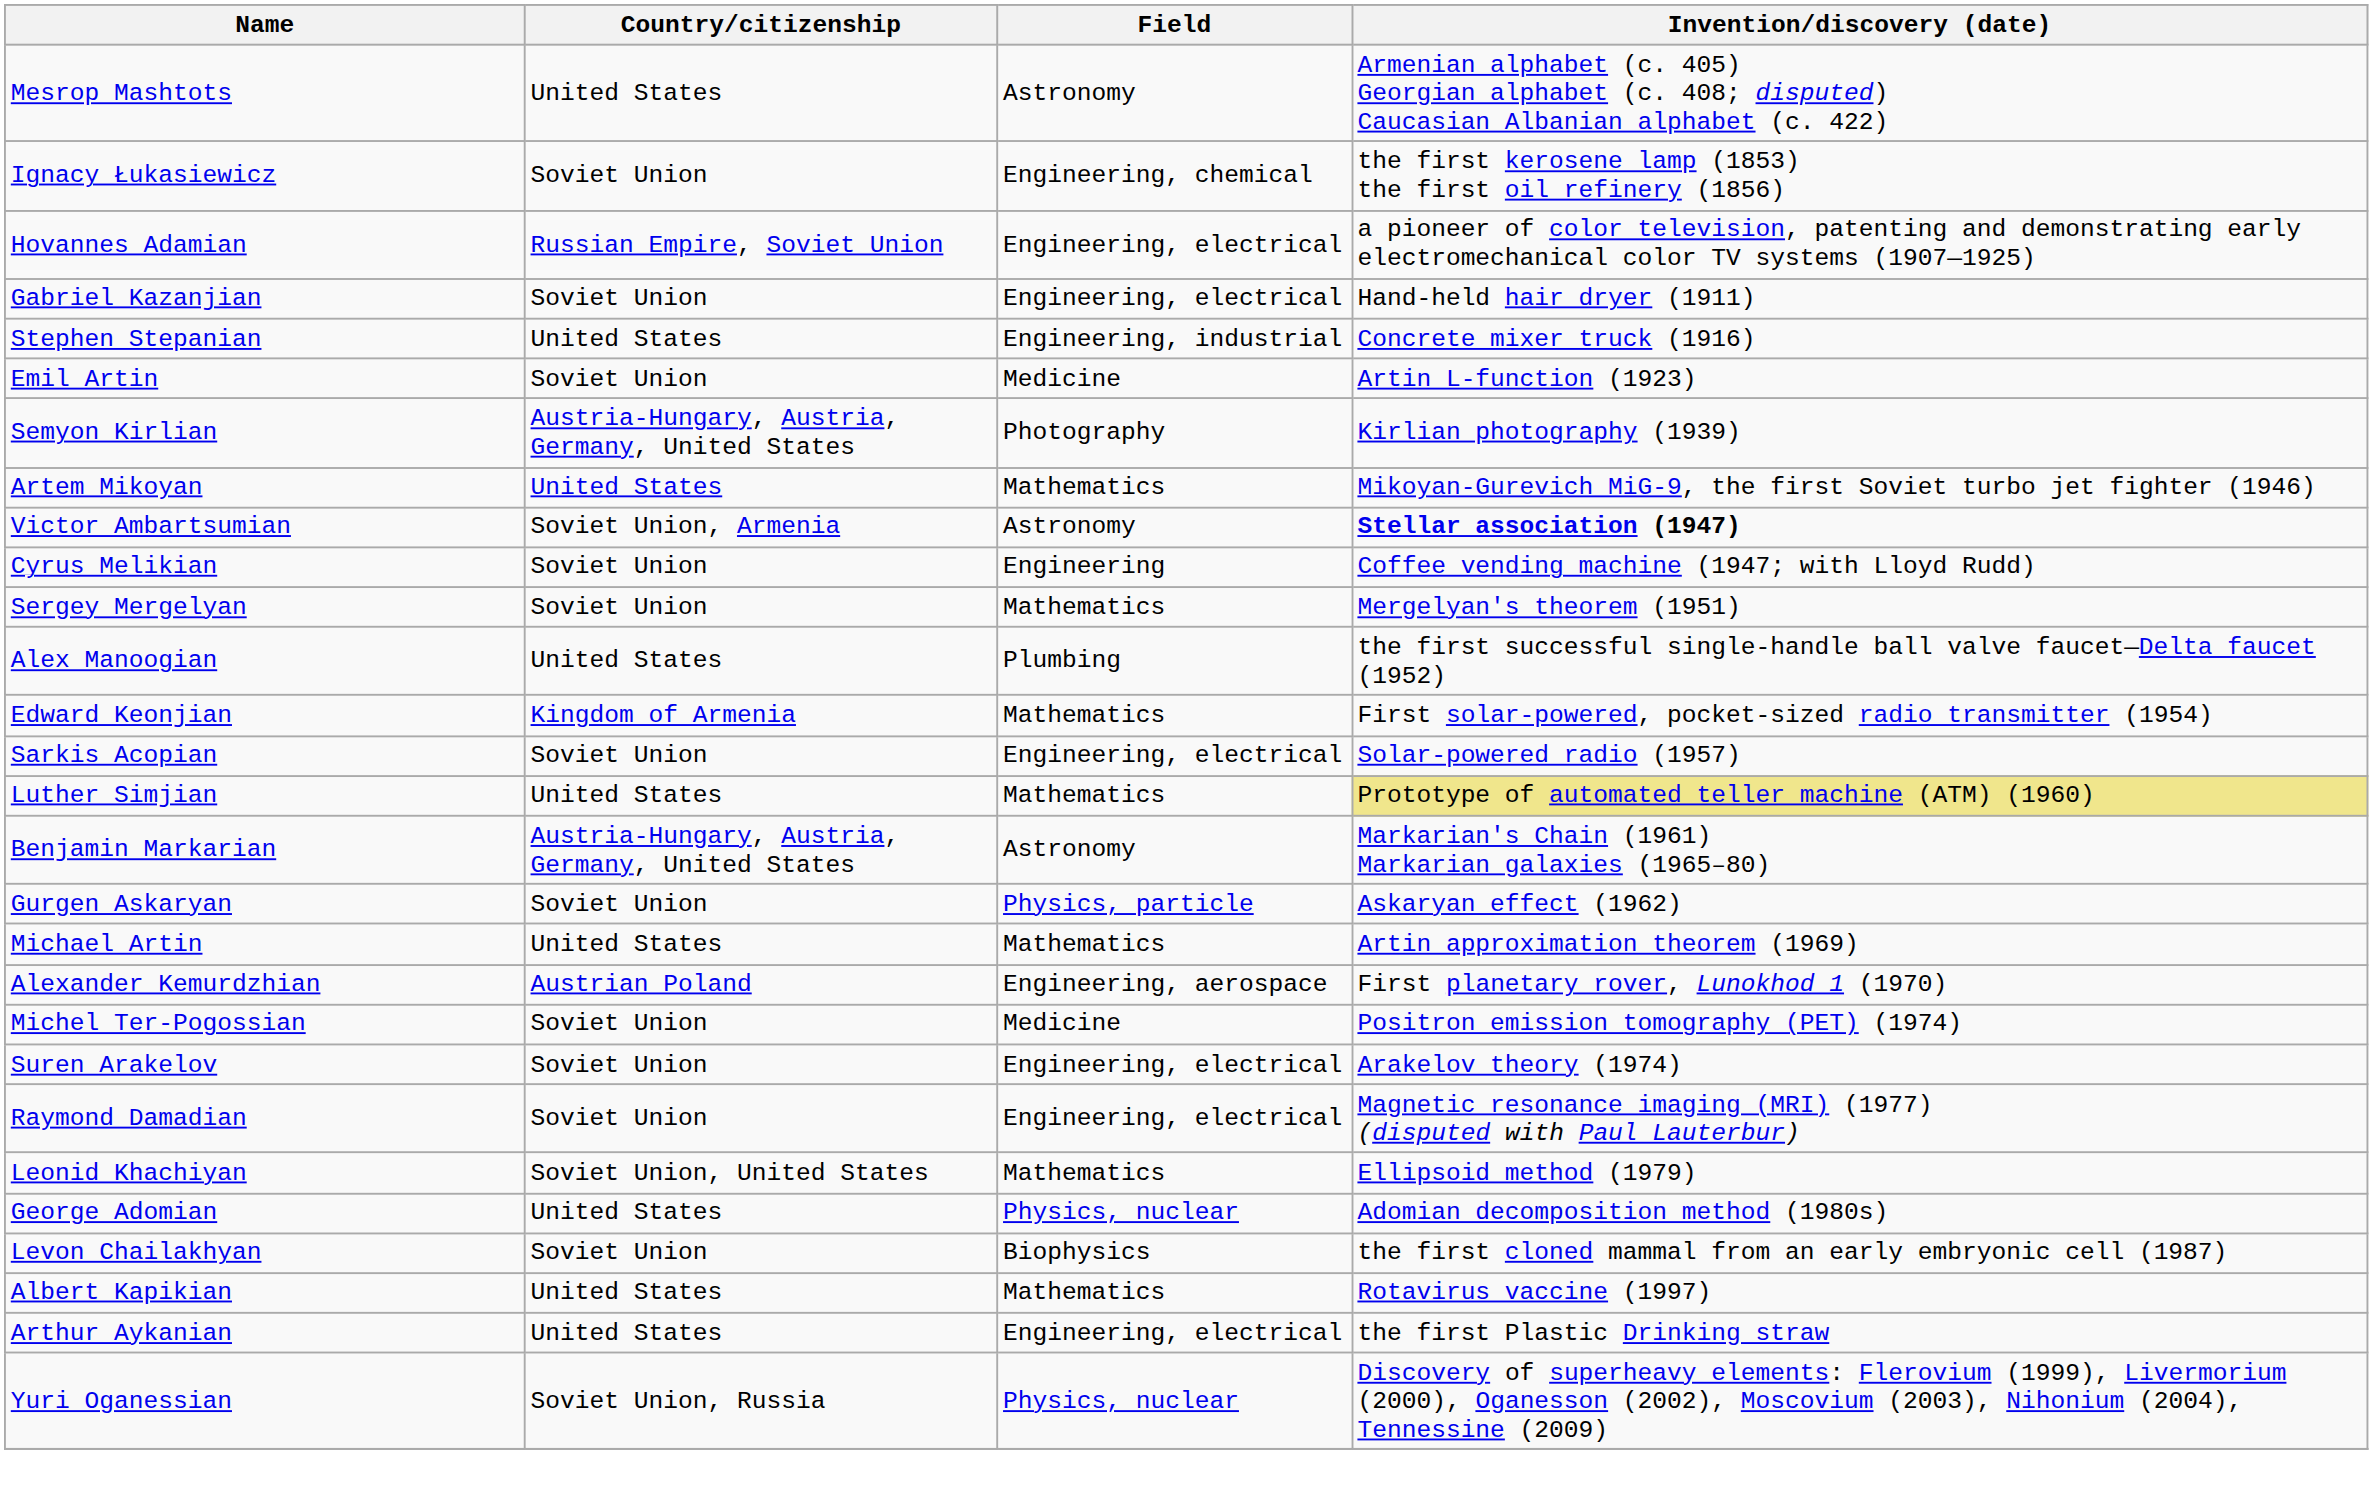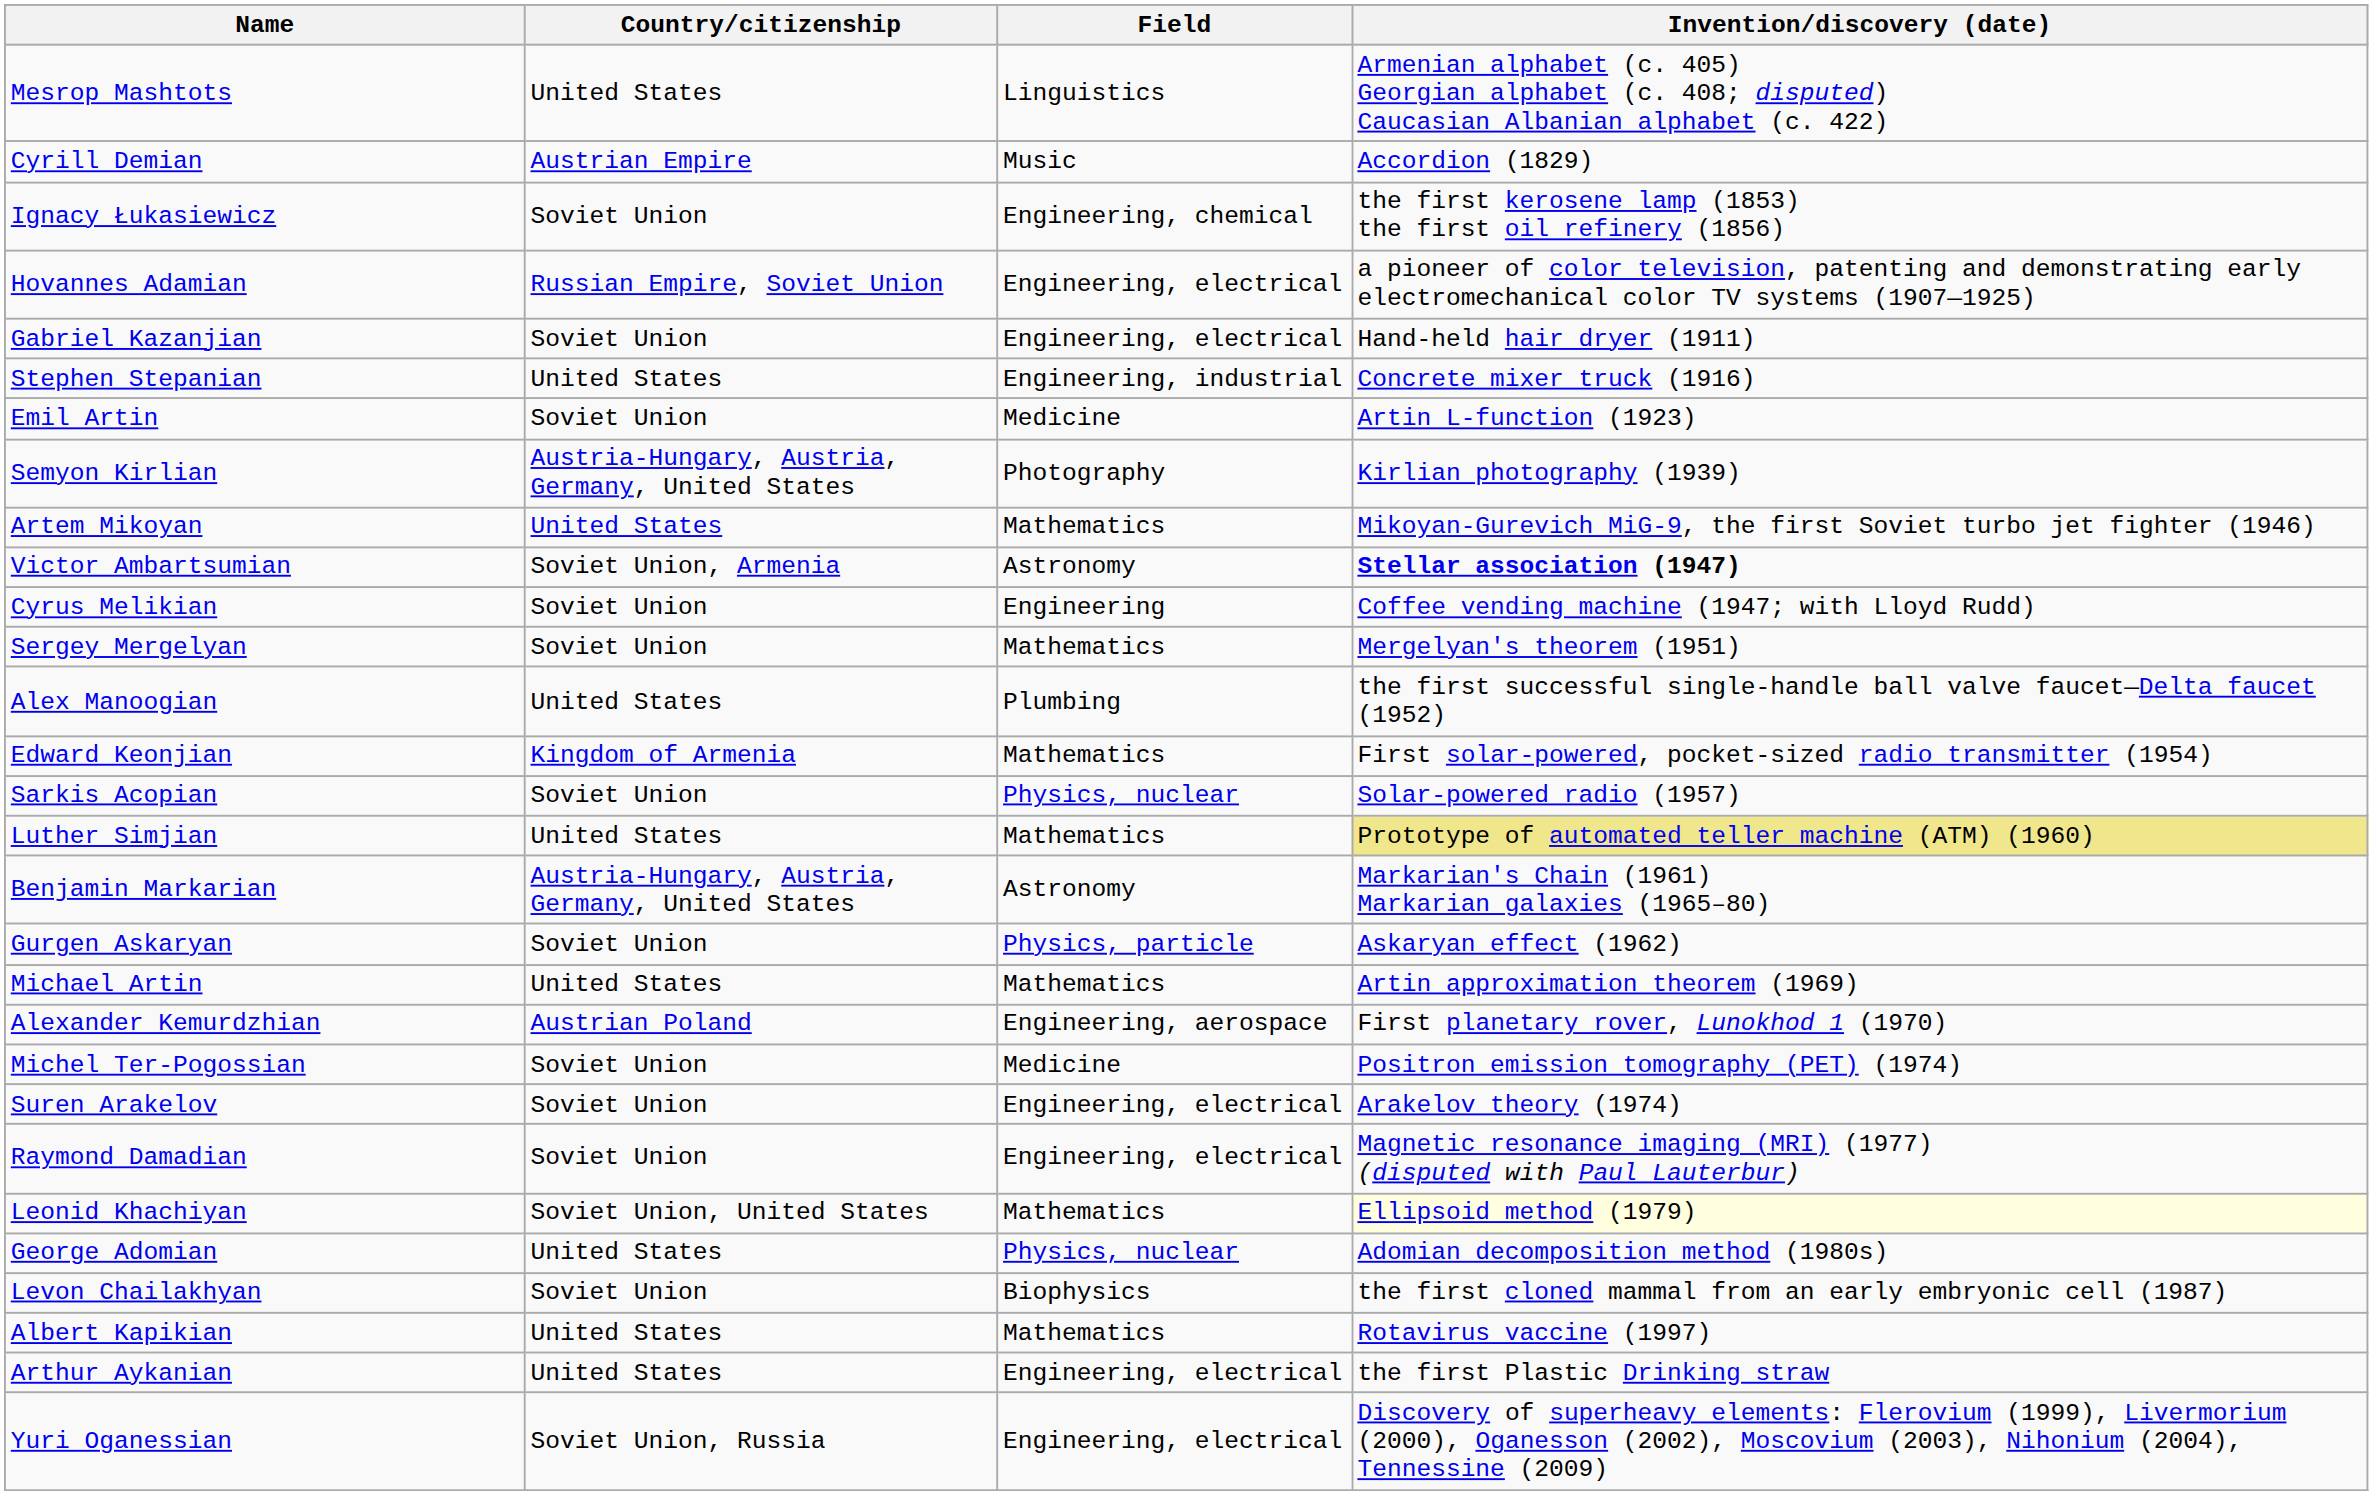(1069, 93) Astronomy -> (1084, 93) Linguistics
+ row: (107, 162)
(1173, 756) Engineering, electrical -> (1121, 796) Physics, nuclear
(1527, 1173) no background -> (1527, 1213) lightyellow background
(1121, 1401) Physics, nuclear -> (1173, 1441) Engineering, electrical
